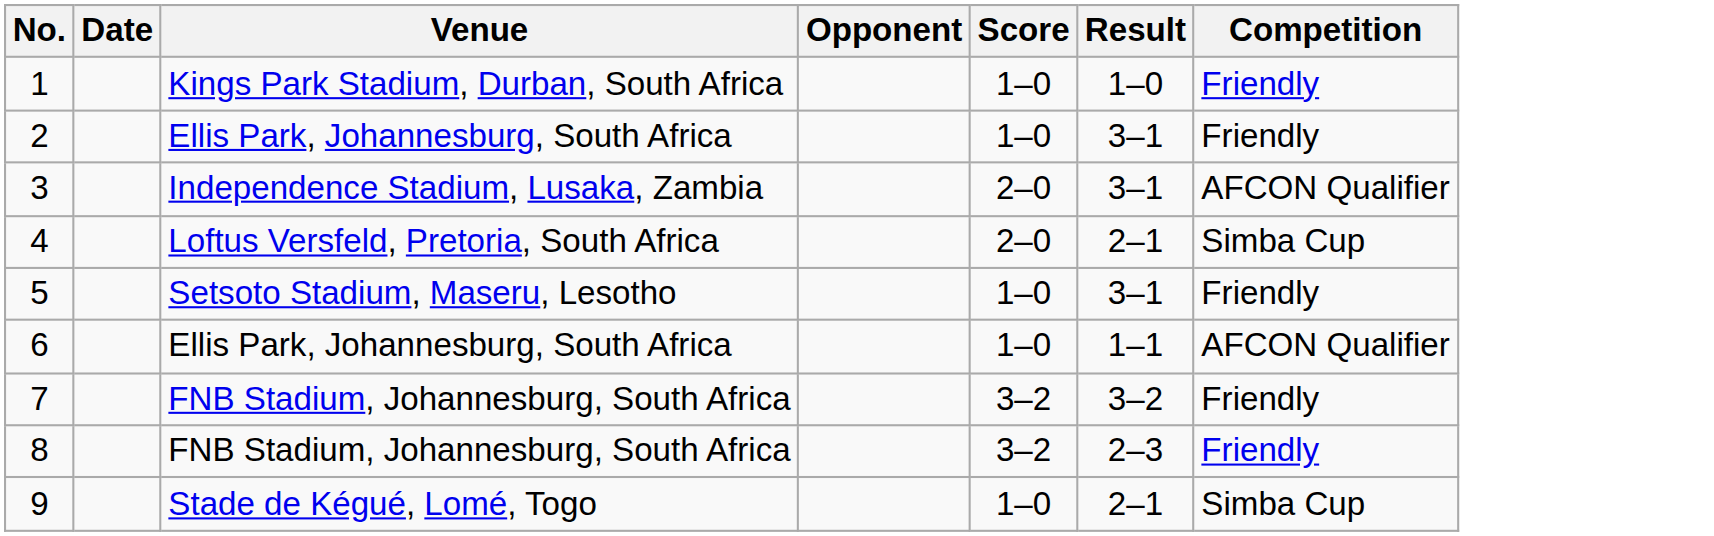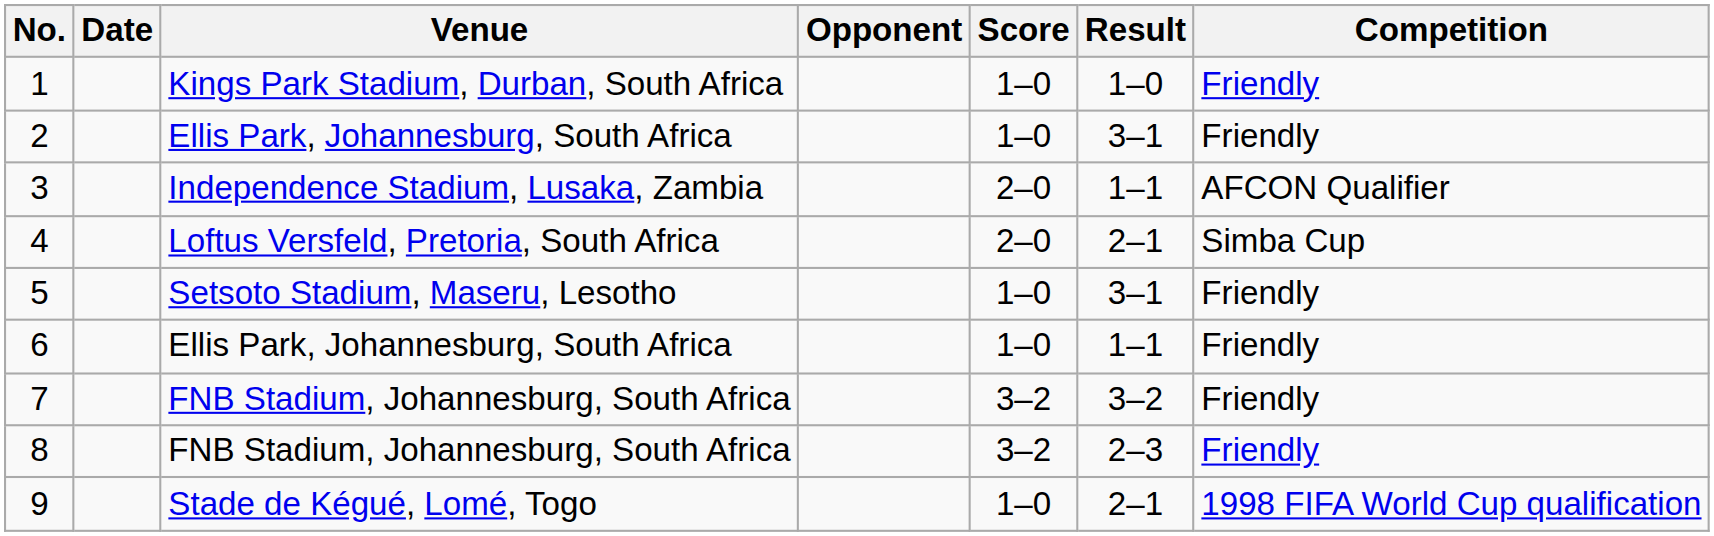(1135, 188) 3–1 -> (1135, 188) 1–1
(1326, 345) AFCON Qualifier -> (1260, 345) Friendly
(1283, 503) Simba Cup -> (1451, 503) 1998 FIFA World Cup qualification
